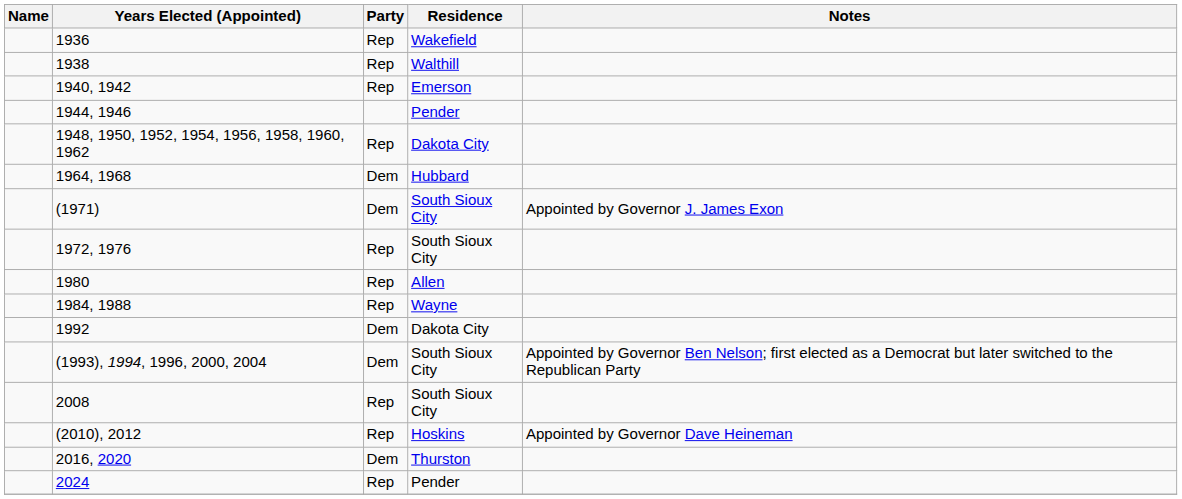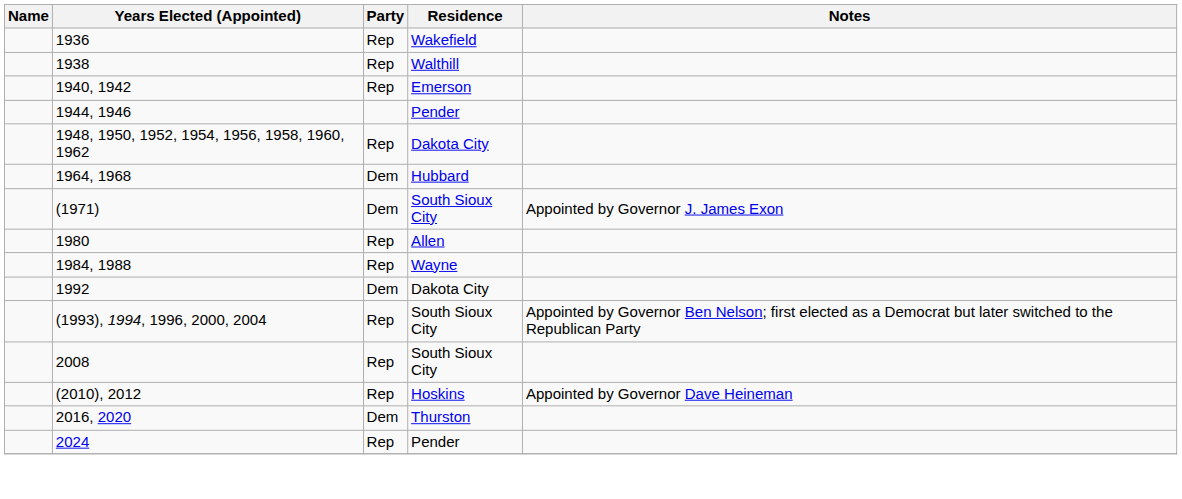- row: (93, 249)
(382, 361) Dem -> (380, 321) Rep
